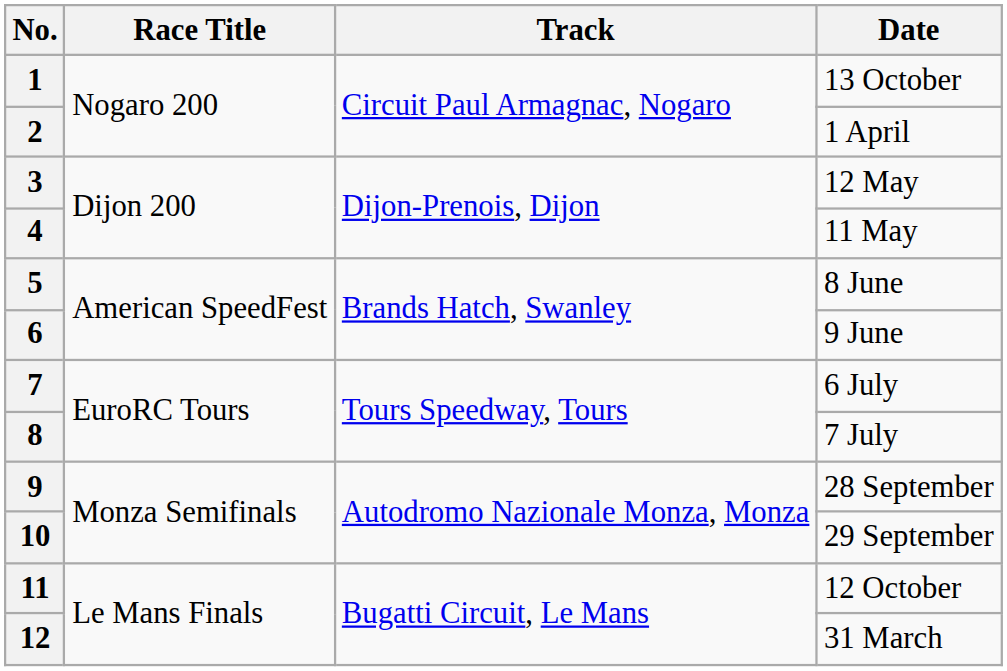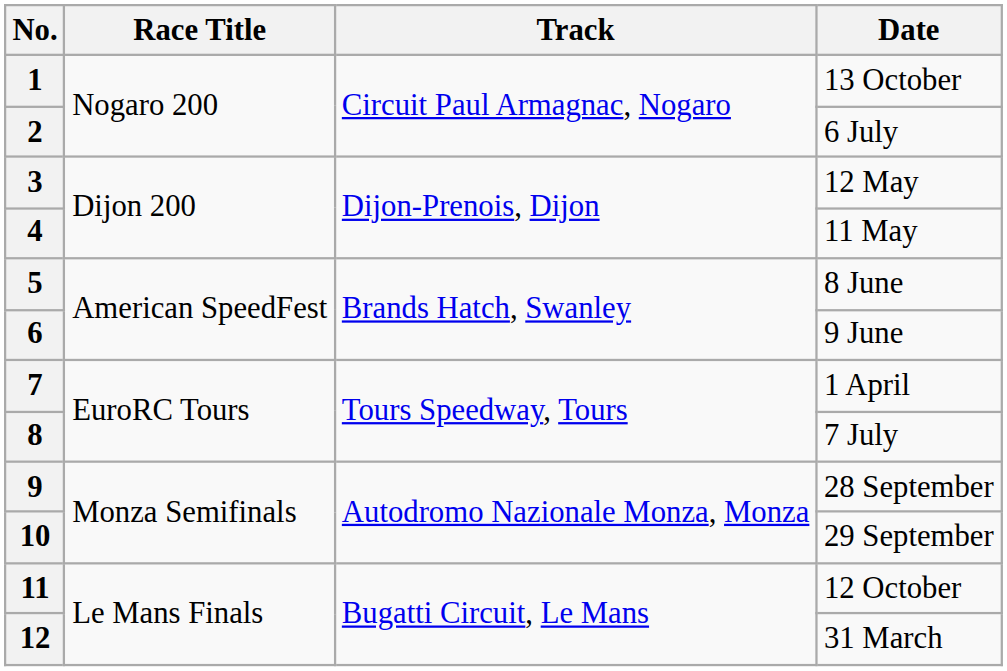(867, 130) 1 April -> (861, 130) 6 July
(861, 384) 6 July -> (867, 384) 1 April
